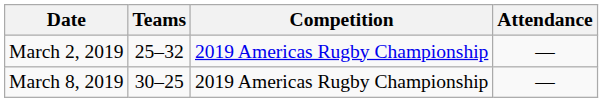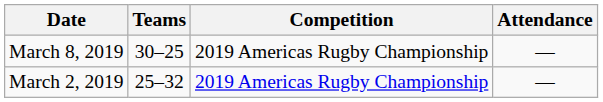rows swapped: (66, 50) <-> (66, 81)
